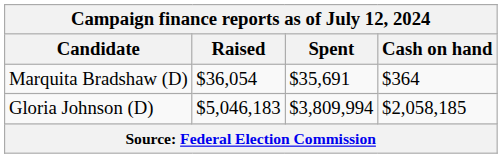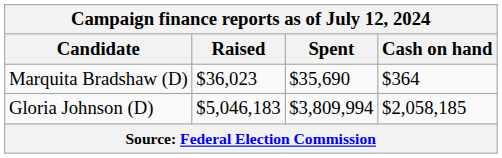(227, 78) $36,054 -> (227, 78) $36,023
(320, 78) $35,691 -> (320, 78) $35,690
